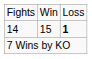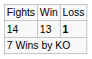(46, 29) 15 -> (46, 29) 13
